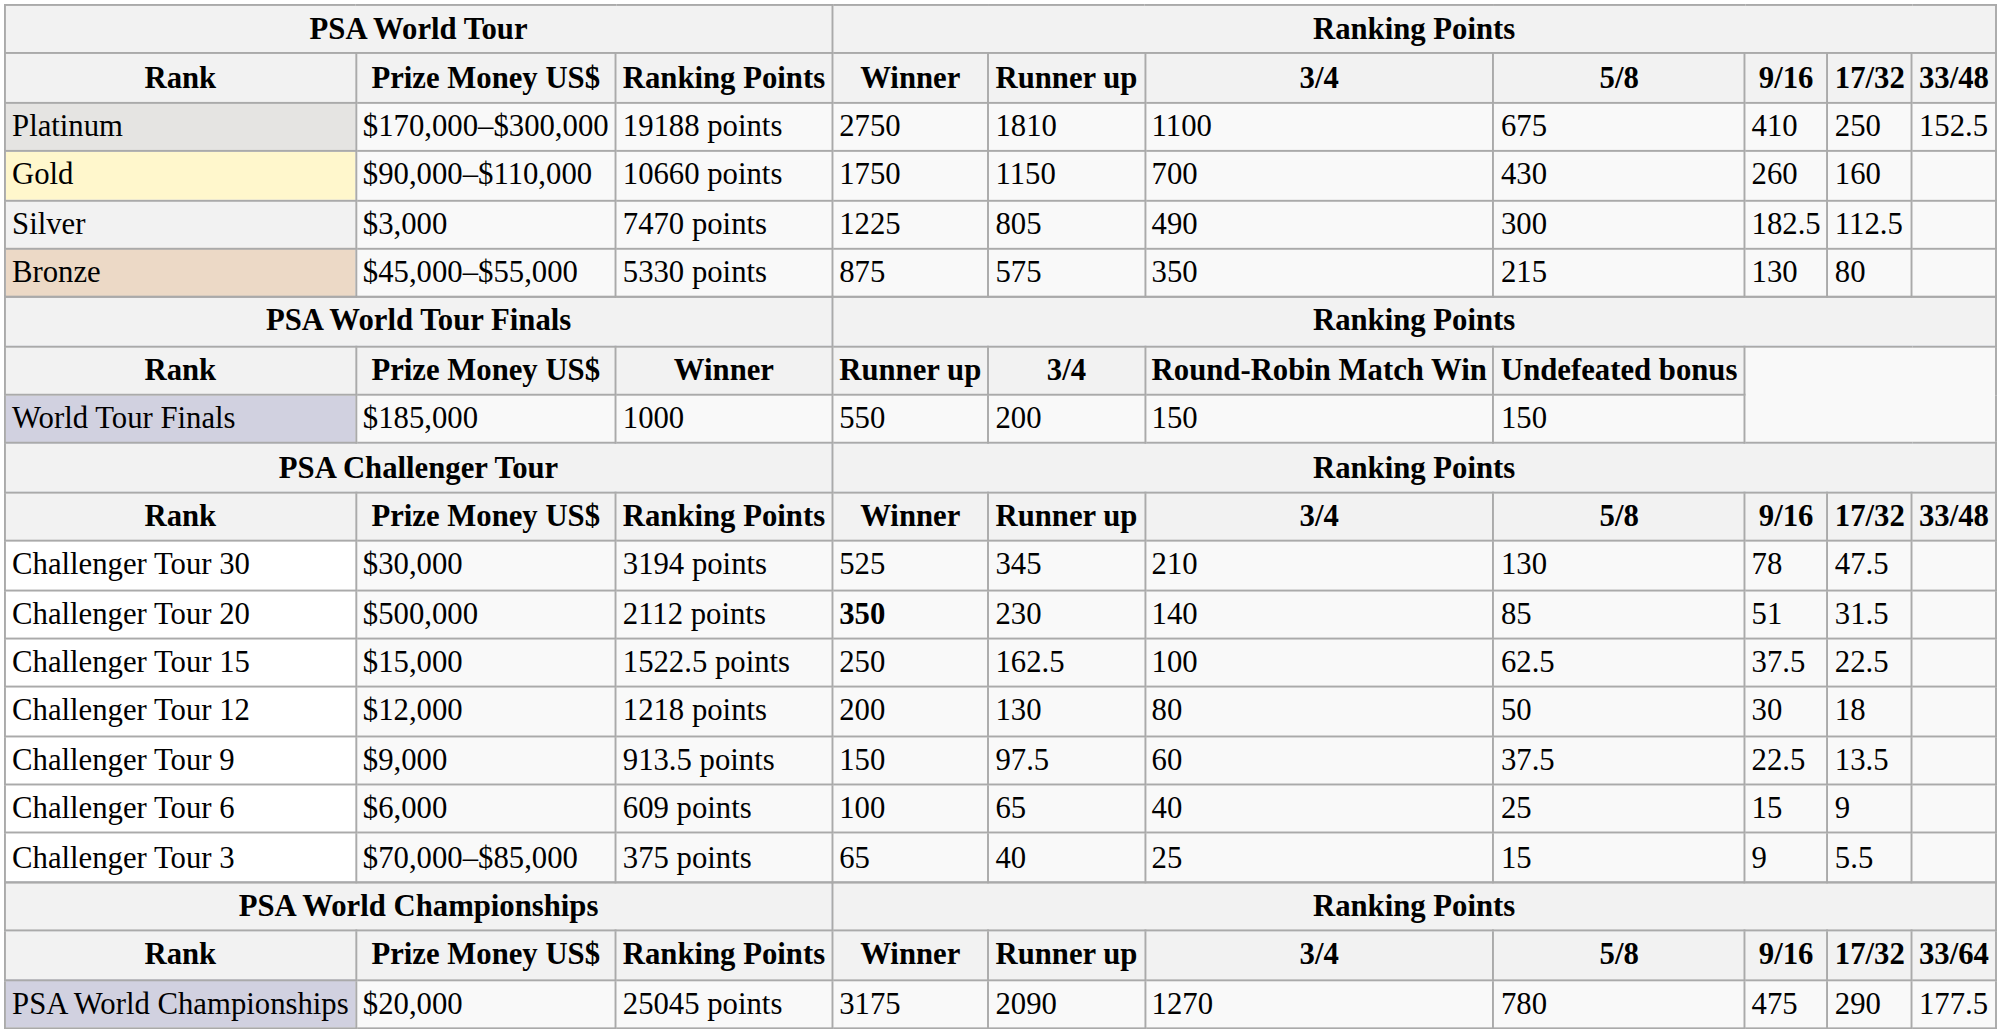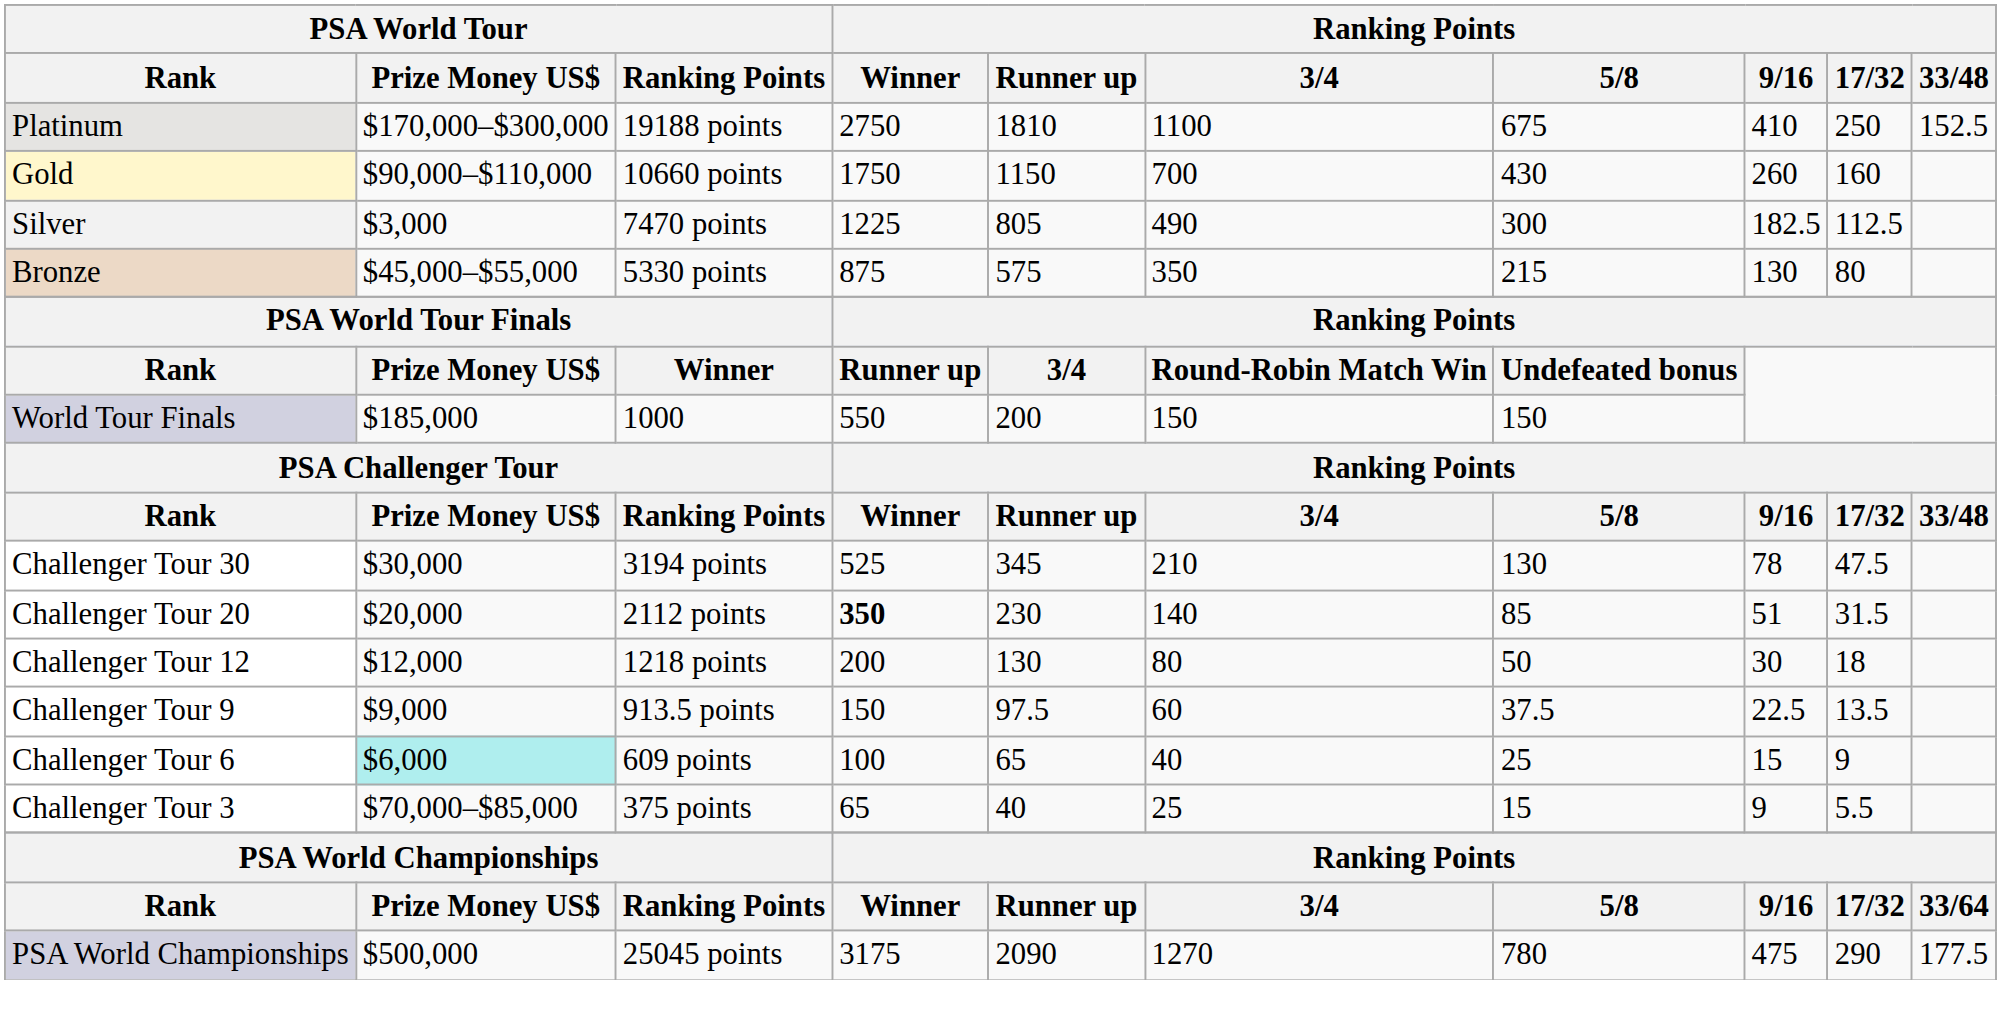(420, 613) $500,000 -> (413, 613) $20,000
- row: (131, 662)
(405, 808) no background -> (405, 759) paleturquoise background
(413, 1003) $20,000 -> (420, 954) $500,000
